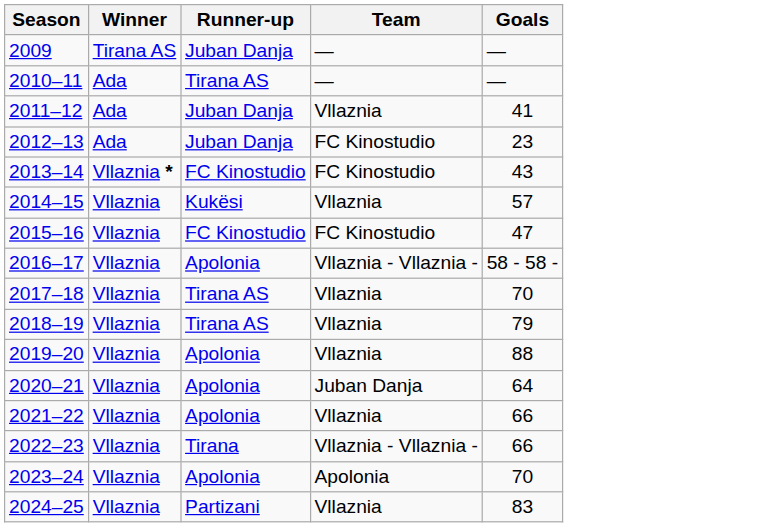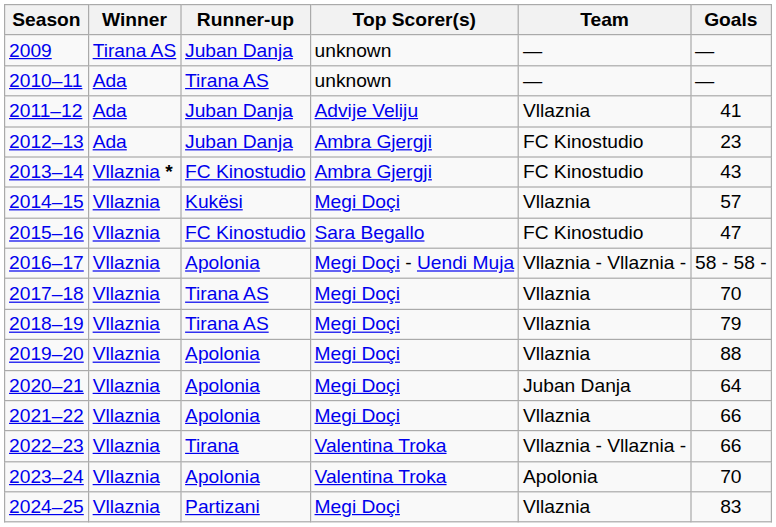+ column: (414, 19)
